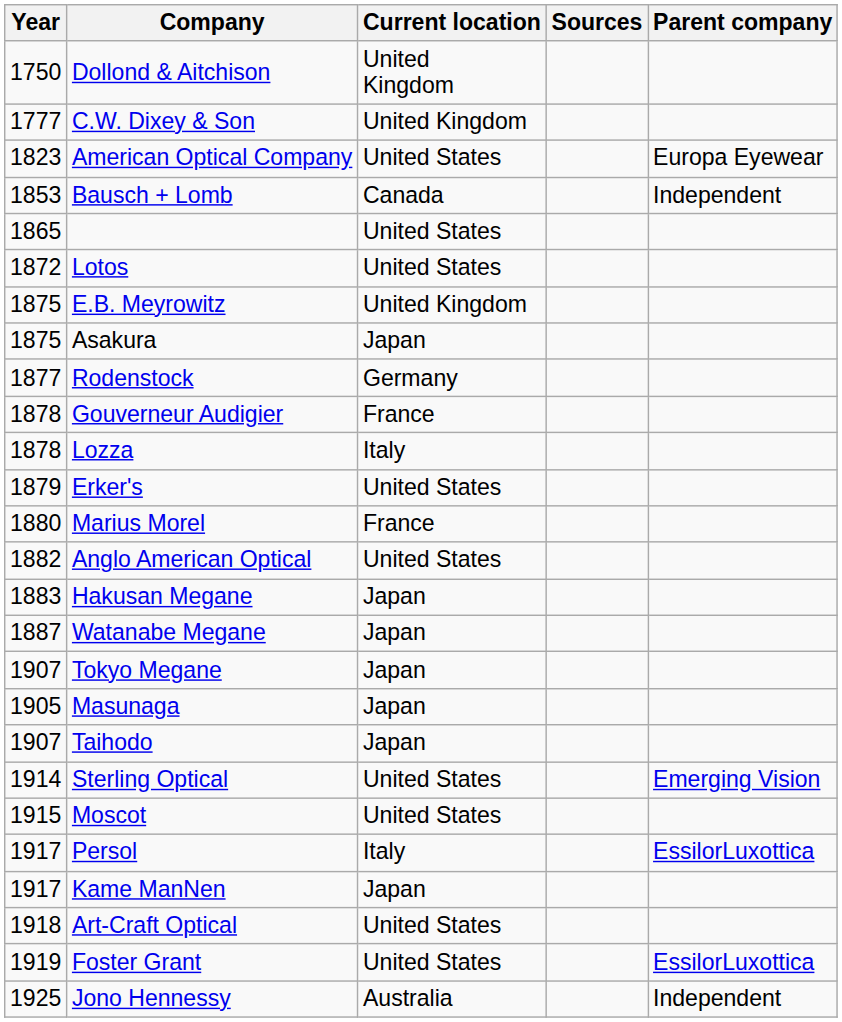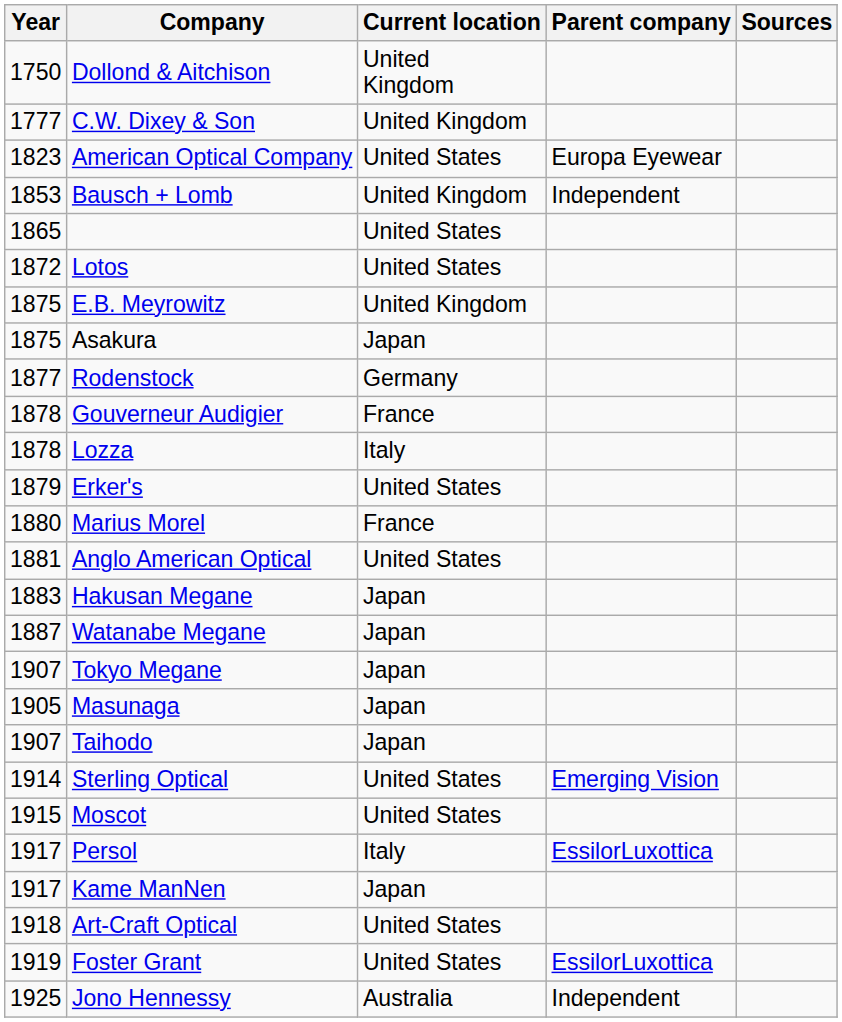columns swapped: (743, 22) <-> (597, 22)
(403, 194) Canada -> (445, 194) United Kingdom
(36, 560) 1882 -> (36, 560) 1881
